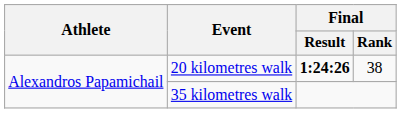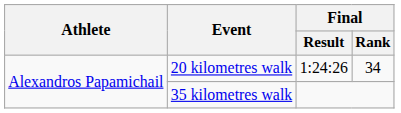(325, 68) bold -> (324, 68) normal
(375, 68) 38 -> (373, 68) 34
